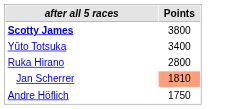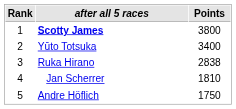+ column: (20, 13)
(179, 63) 2800 -> (209, 63) 2838
(179, 79) lightsalmon background -> (209, 79) no background
